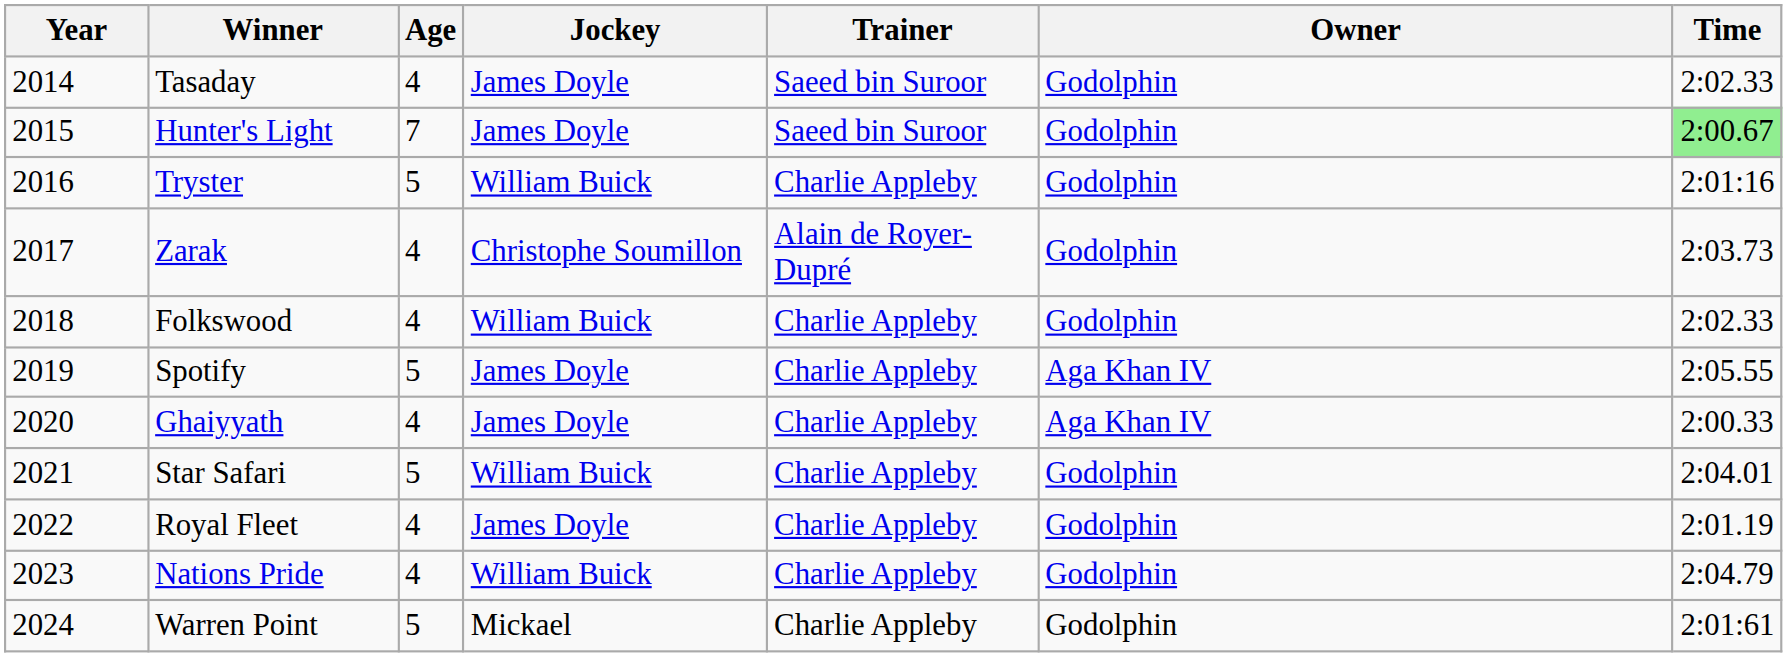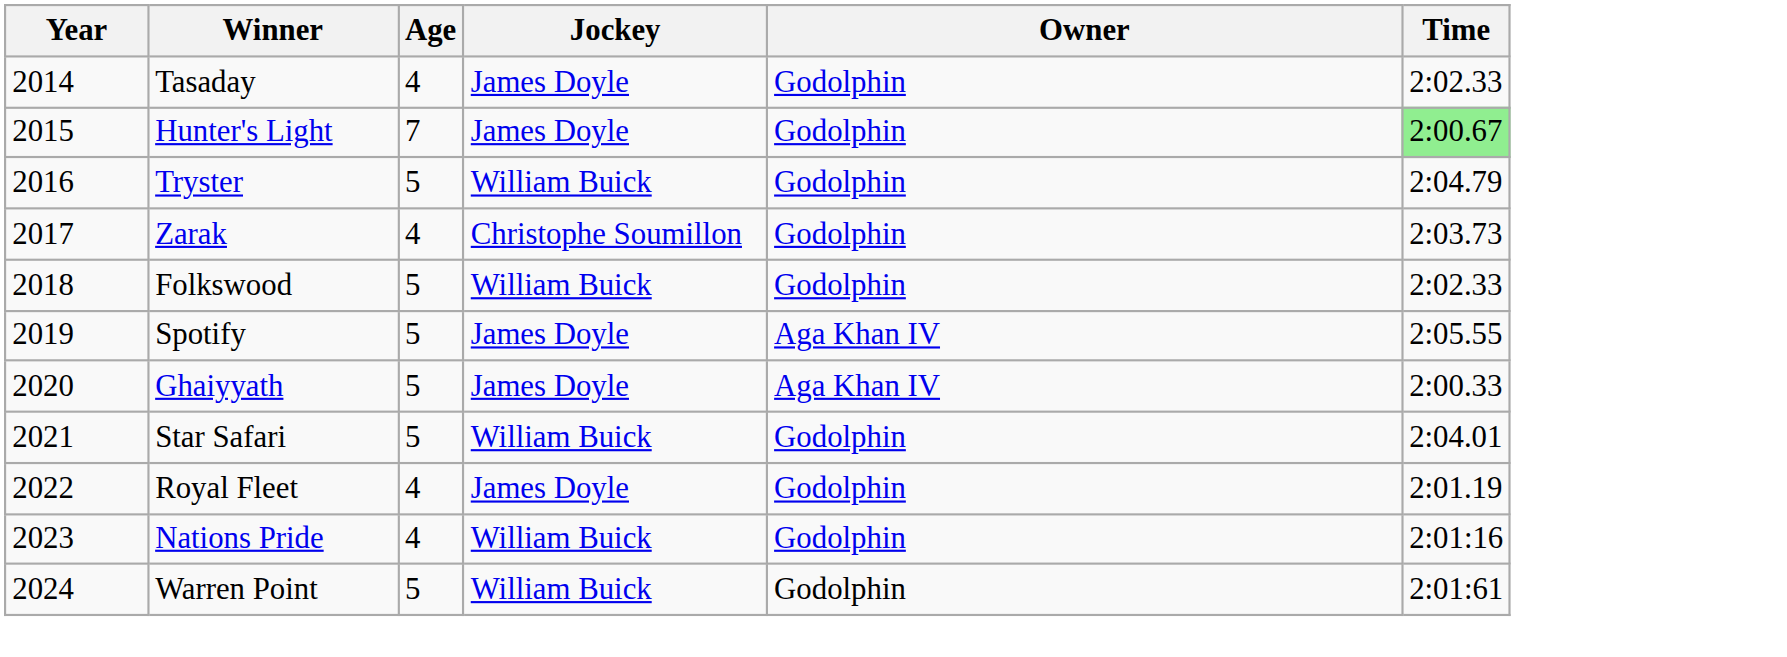- column: (902, 30)
(1727, 182) 2:01:16 -> (1456, 182) 2:04.79
(413, 320) 4 -> (413, 284) 5
(413, 422) 4 -> (413, 386) 5
(1727, 574) 2:04.79 -> (1456, 538) 2:01:16
(521, 625) Mickael -> (561, 589) William Buick
